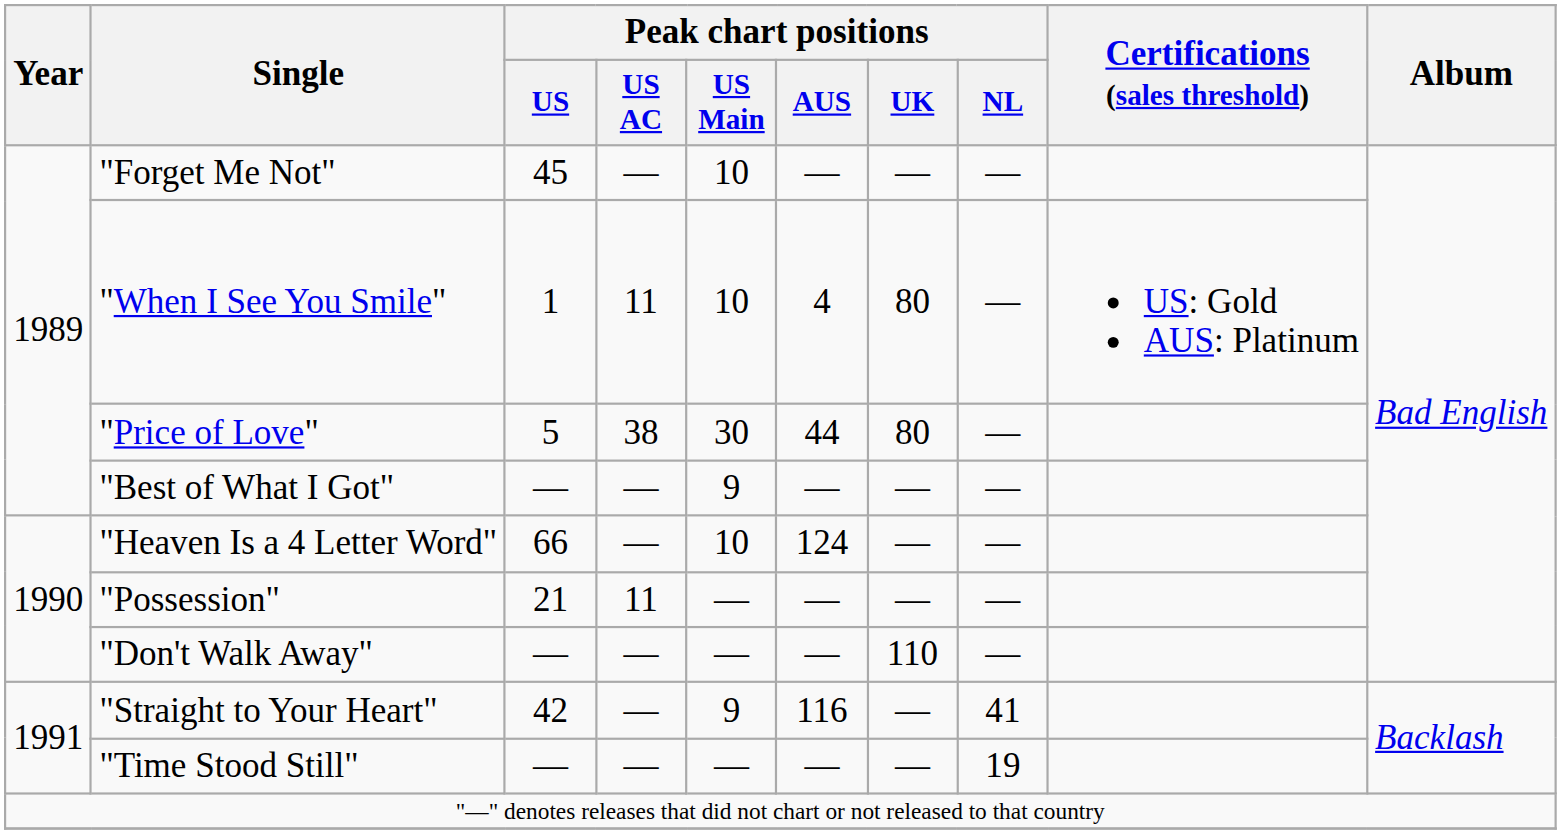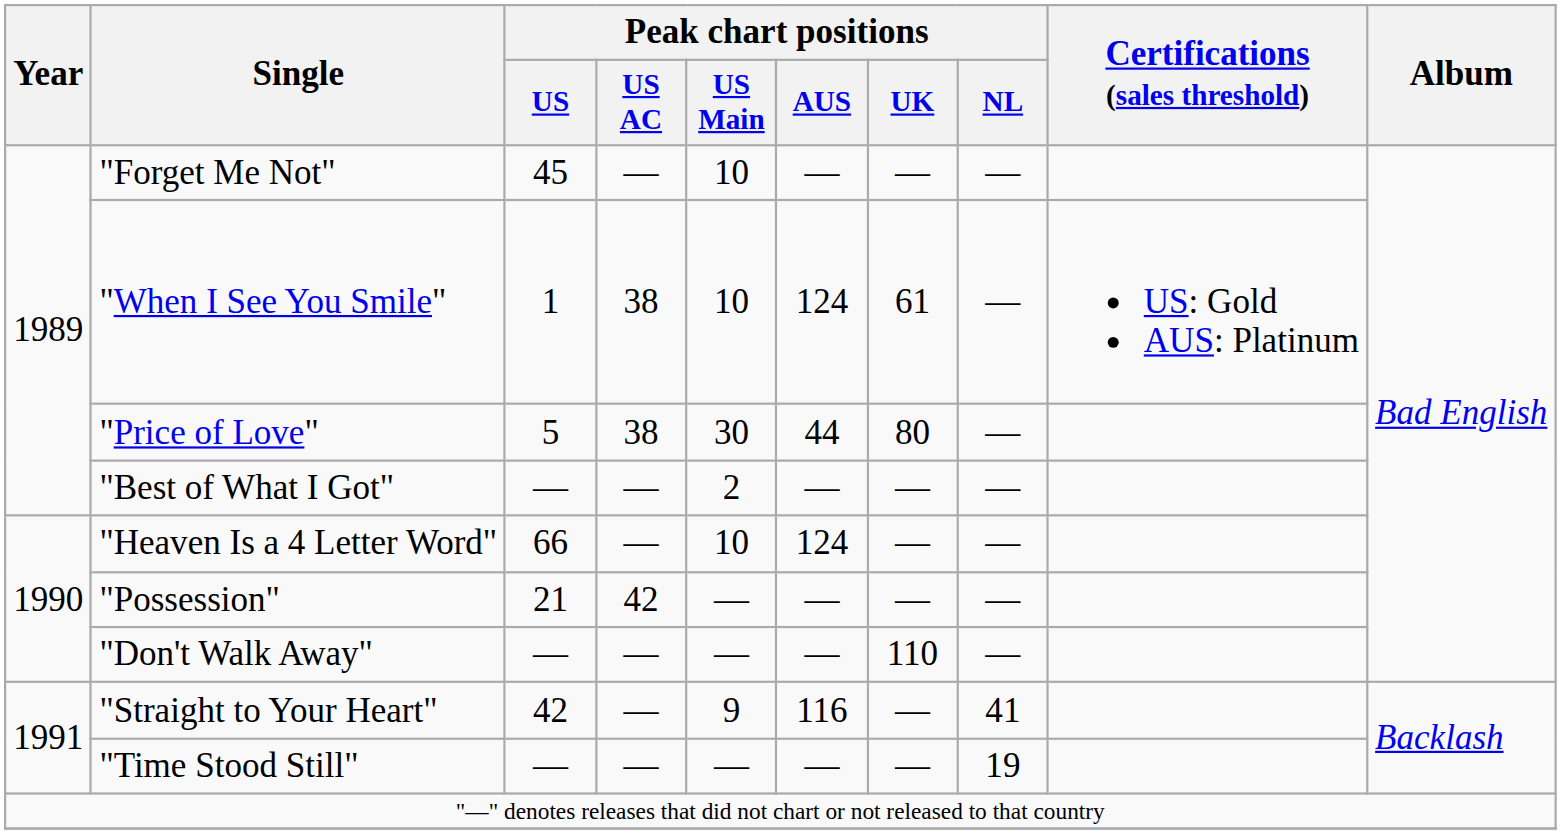(641, 301) 11 -> (641, 301) 38
(822, 301) 4 -> (822, 301) 124
(912, 301) 80 -> (912, 301) 61
(731, 487) 9 -> (731, 487) 2
(641, 598) 11 -> (641, 598) 42
